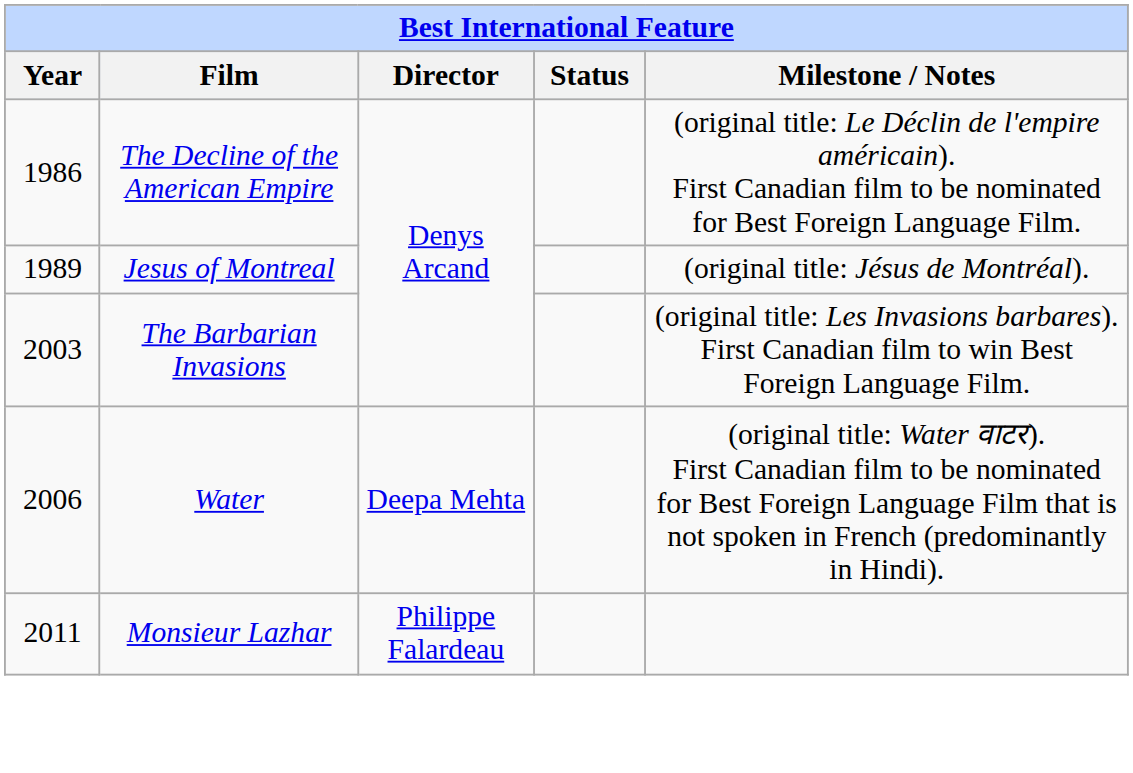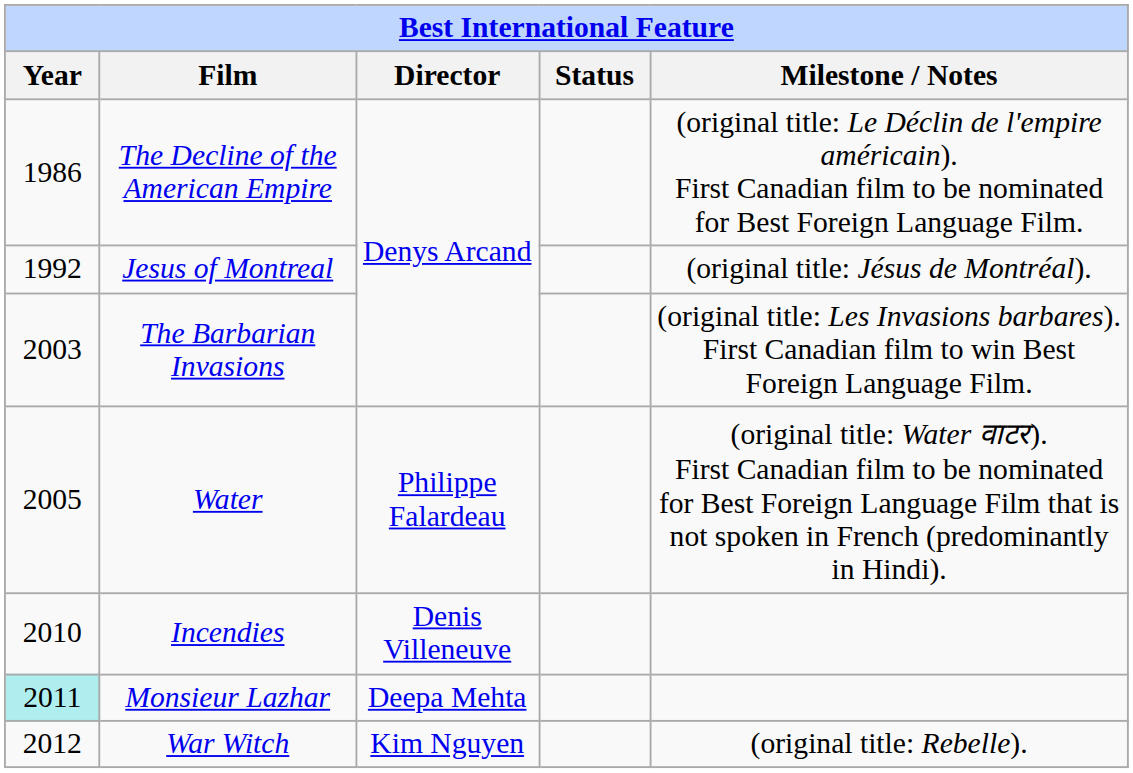(53, 268) 1989 -> (52, 268) 1992
(53, 499) 2006 -> (52, 499) 2005
(446, 499) Deepa Mehta -> (447, 499) Philippe Falardeau
+ row: (228, 633)
(53, 633) no background -> (52, 696) paleturquoise background
(446, 633) Philippe Falardeau -> (447, 696) Deepa Mehta
+ row: (228, 743)
